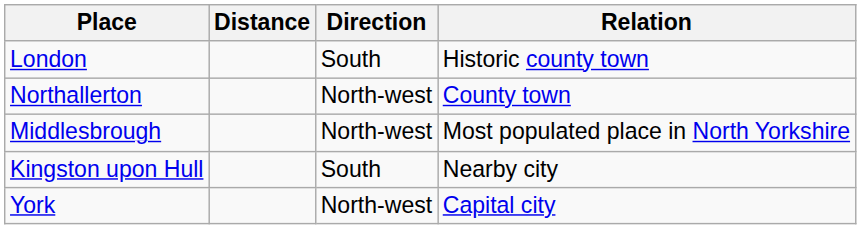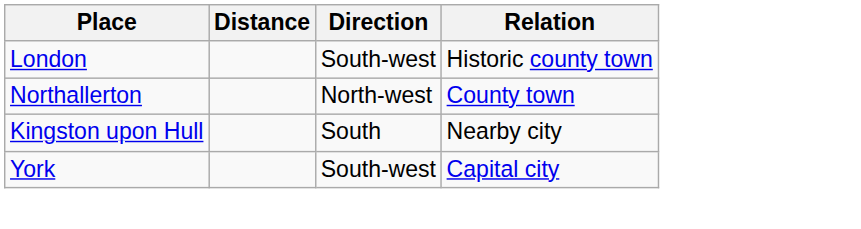(351, 59) South -> (378, 59) South-west
- row: (86, 132)
(376, 205) North-west -> (378, 168) South-west
